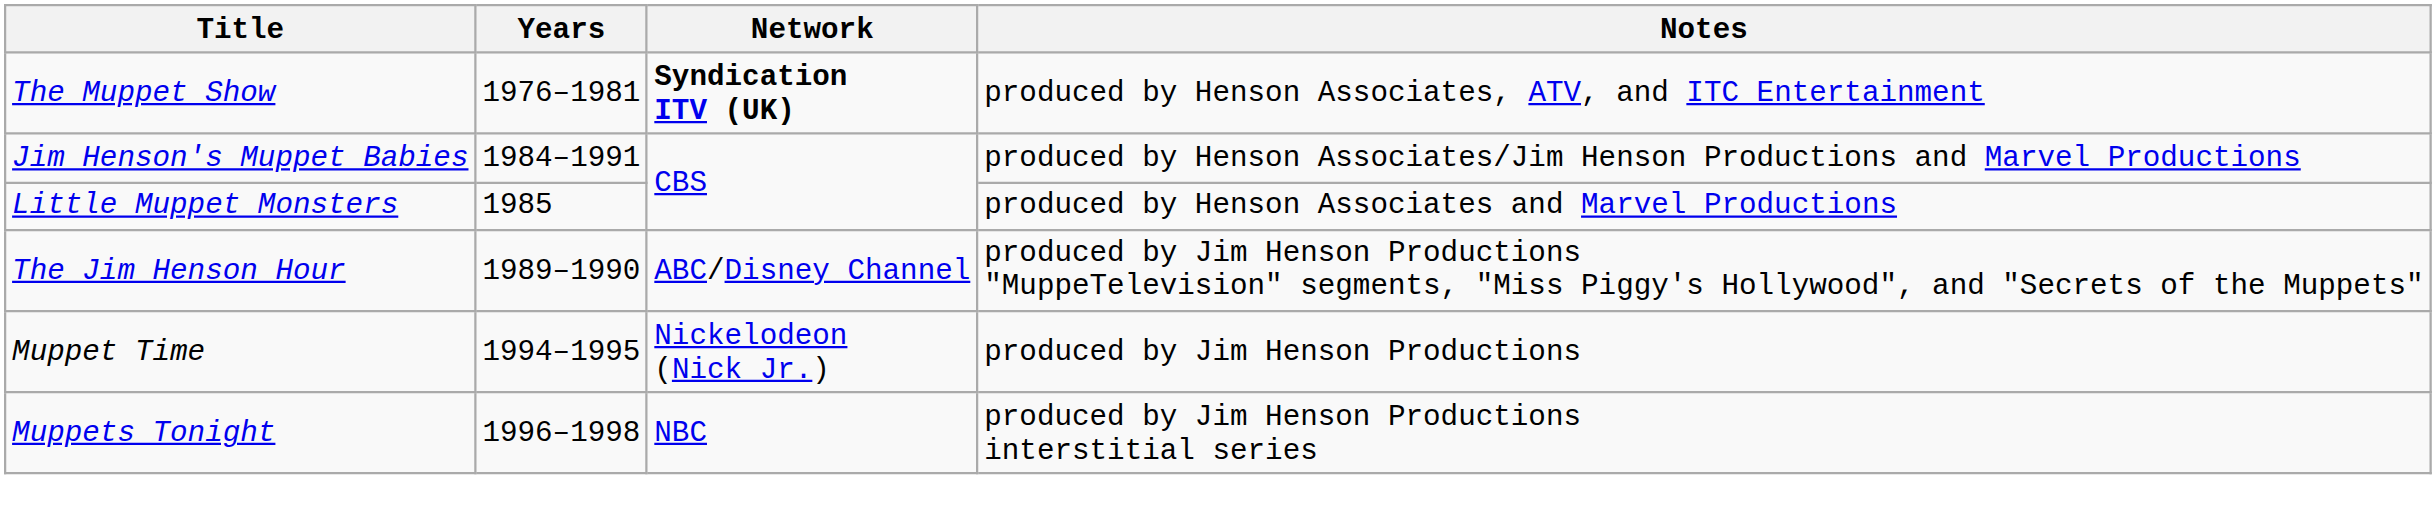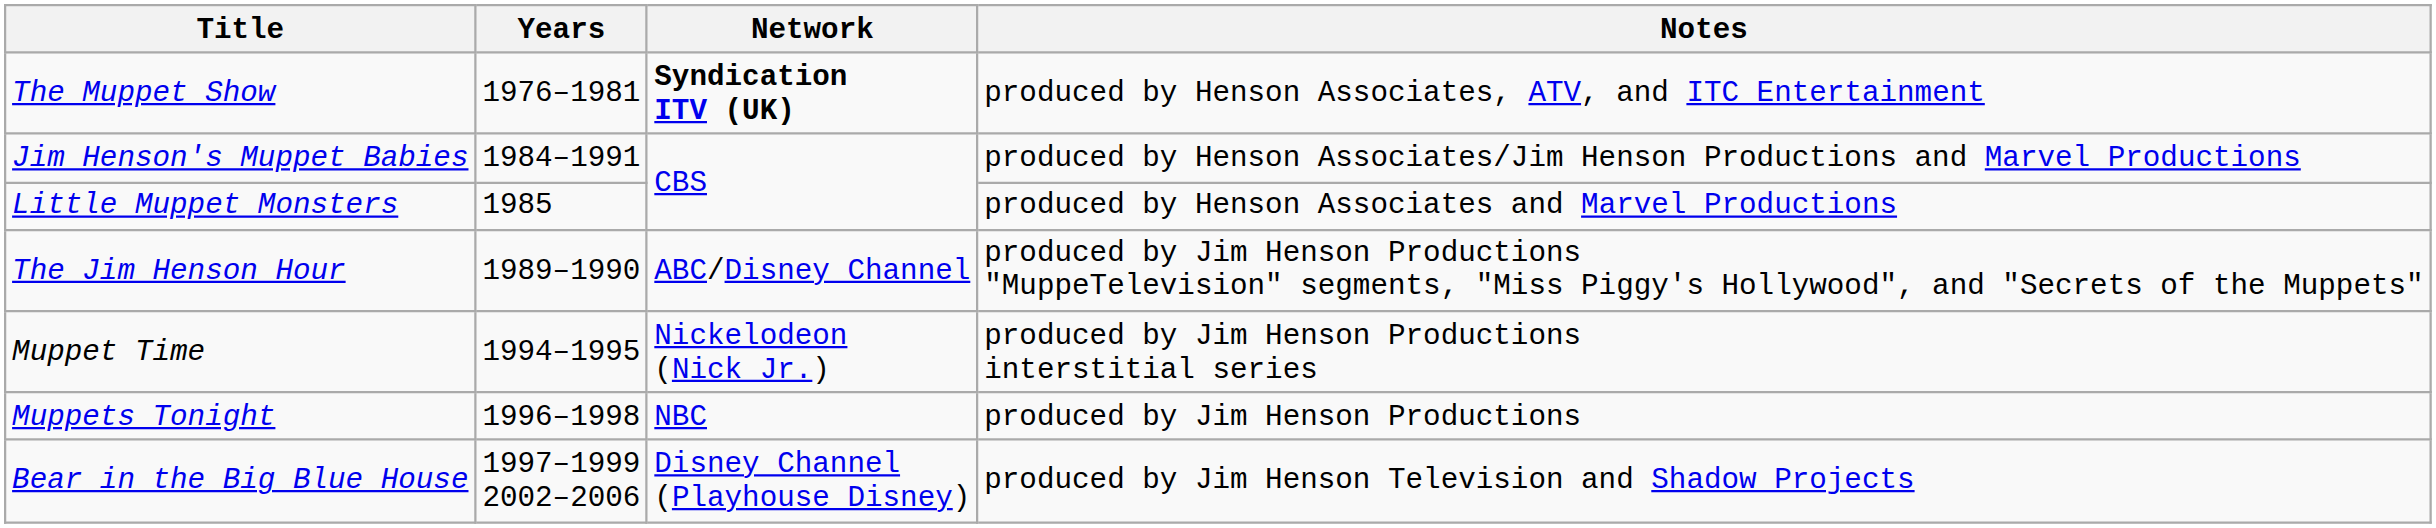(1283, 352) produced by Jim Henson Productions -> (1283, 352) produced by Jim Henson Productions interstitial series
(1283, 433) produced by Jim Henson Productions interstitial series -> (1283, 416) produced by Jim Henson Productions
+ row: (240, 481)
